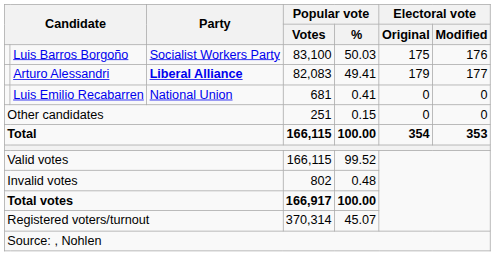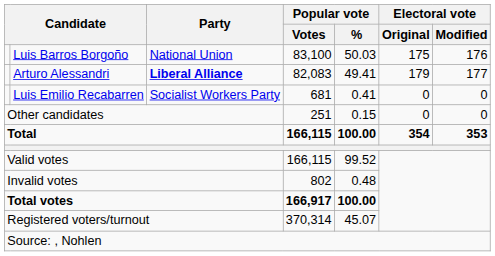(215, 54) Socialist Workers Party -> (191, 54) National Union
(191, 94) National Union -> (215, 94) Socialist Workers Party
